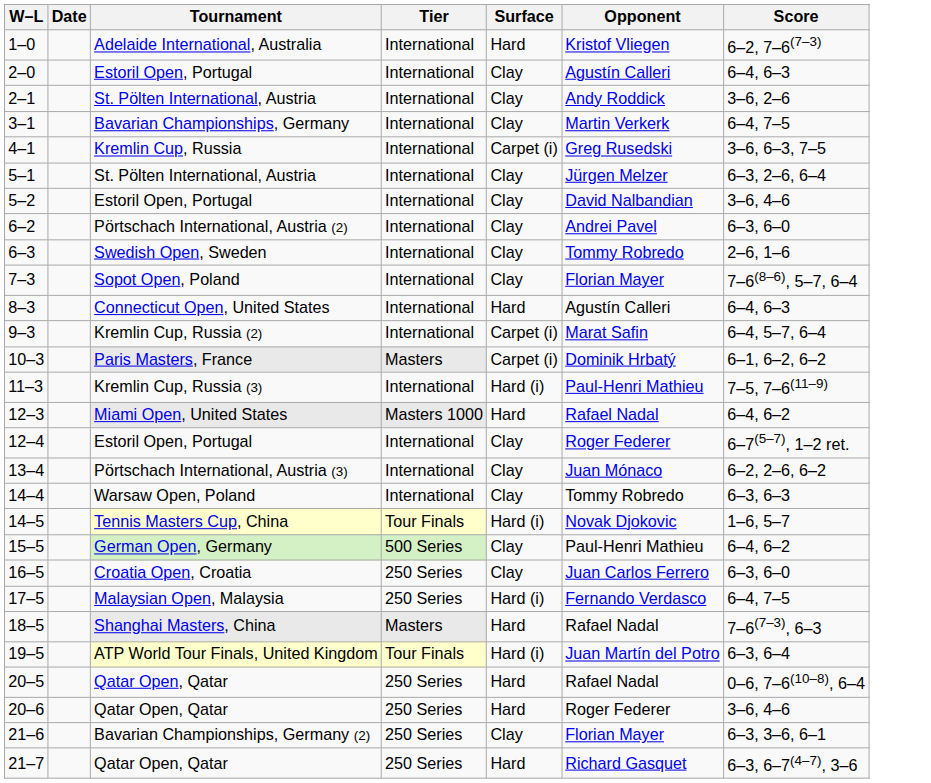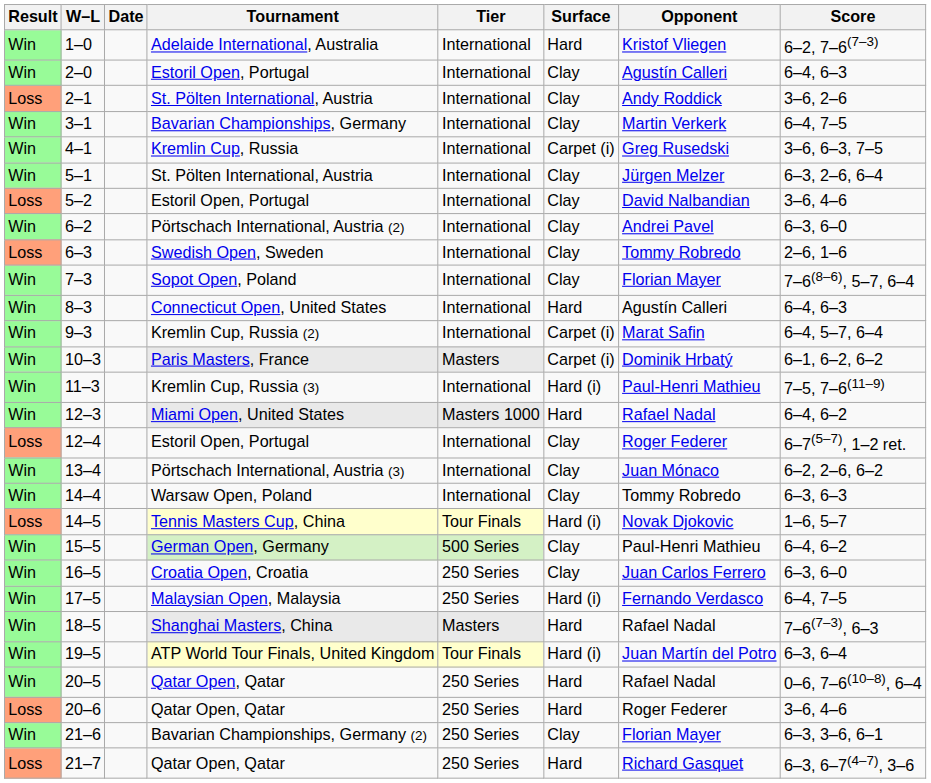+ column: (33, 17)
